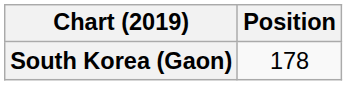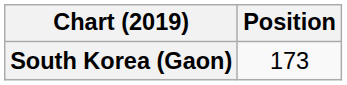(290, 60) 178 -> (290, 60) 173
